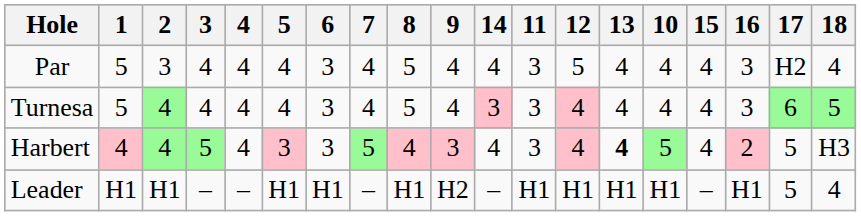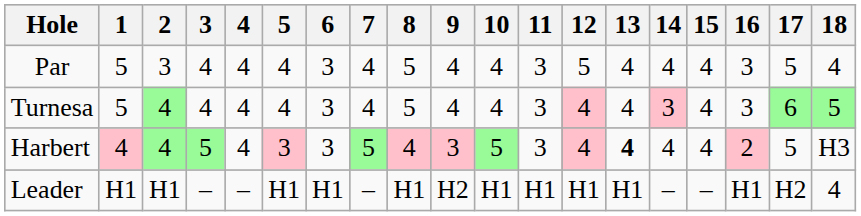columns swapped: (665, 25) <-> (494, 25)
(791, 66) H2 -> (791, 66) 5
(791, 189) 5 -> (791, 189) H2
